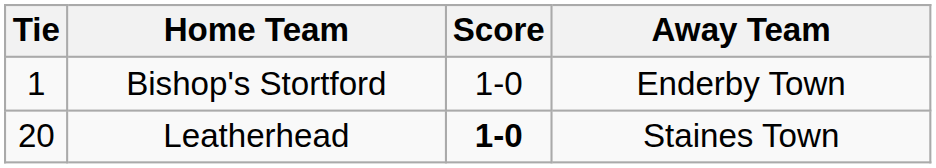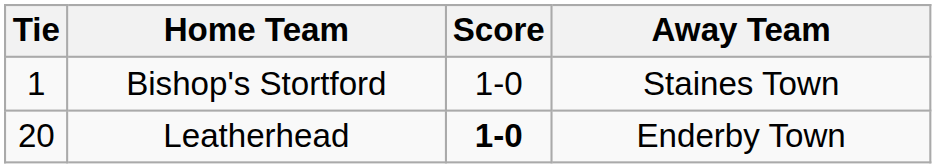(741, 83) Enderby Town -> (741, 83) Staines Town
(741, 135) Staines Town -> (741, 135) Enderby Town
